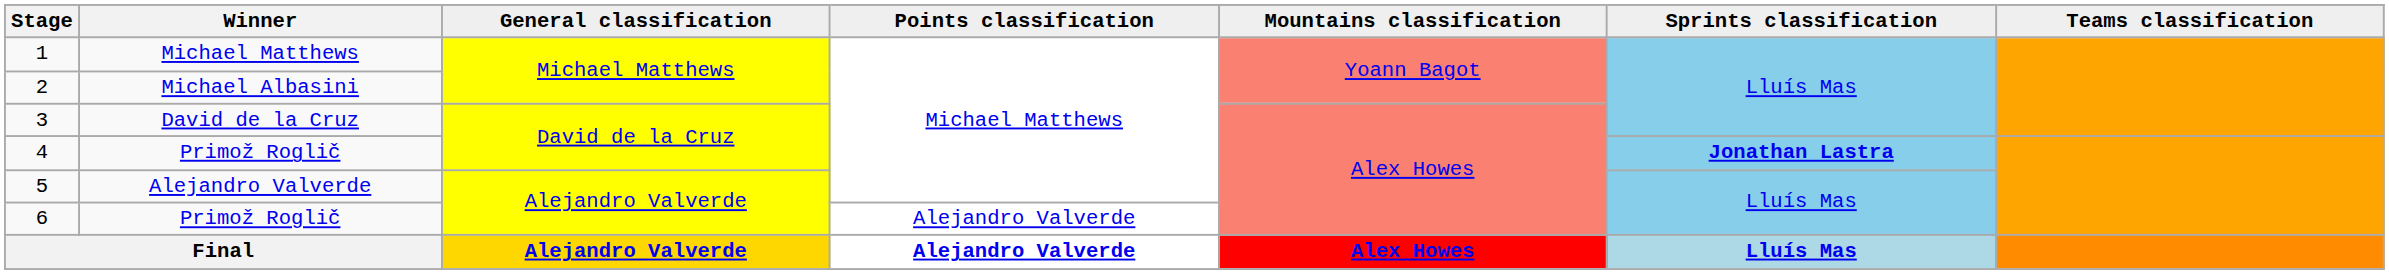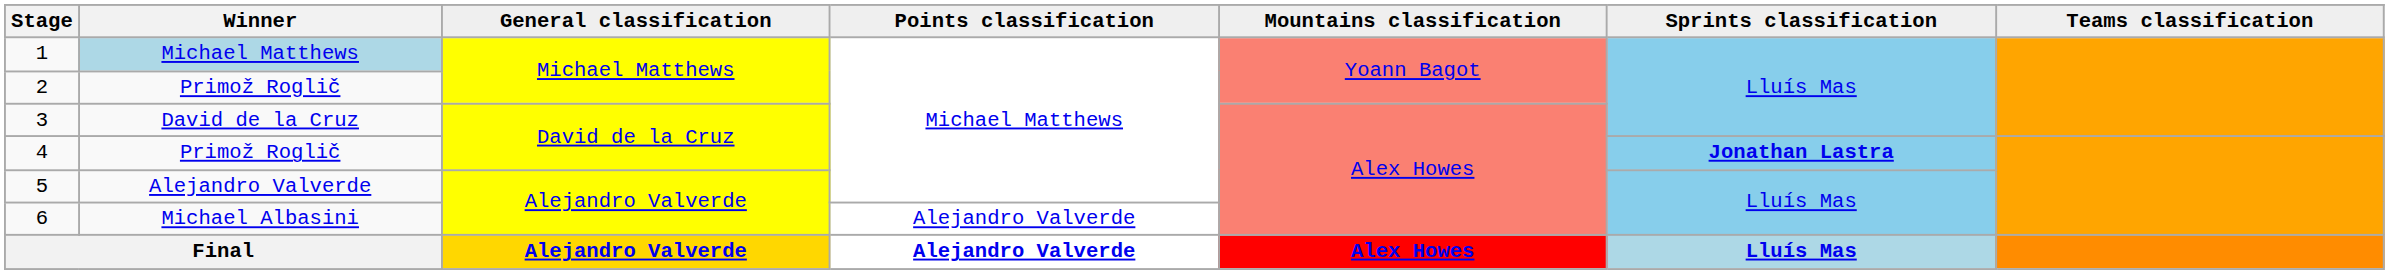(260, 54) no background -> (260, 54) lightblue background
(260, 87) Michael Albasini -> (260, 87) Primož Roglič
(260, 219) Primož Roglič -> (260, 219) Michael Albasini
